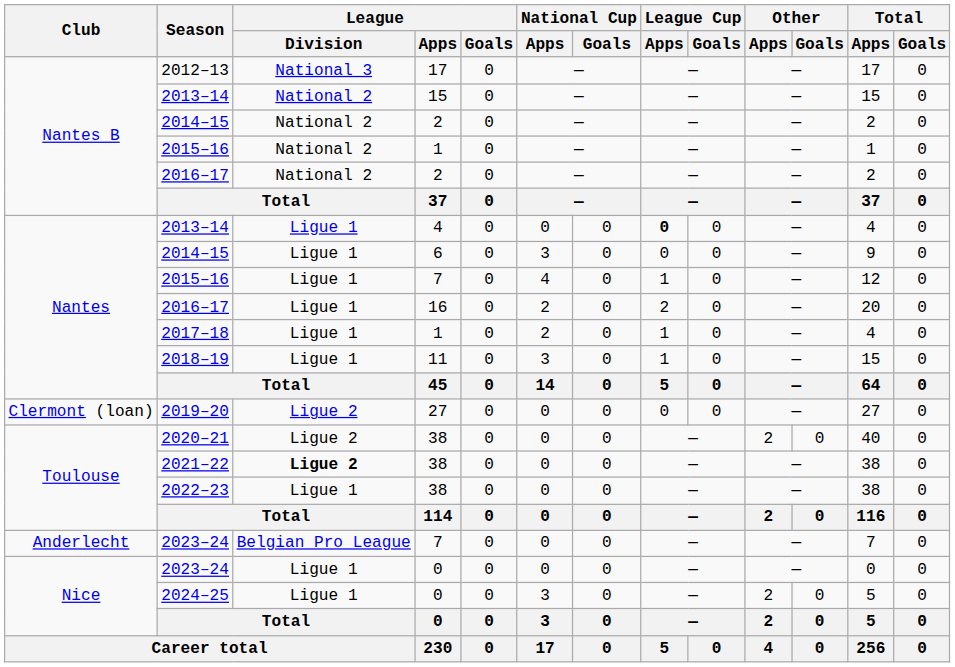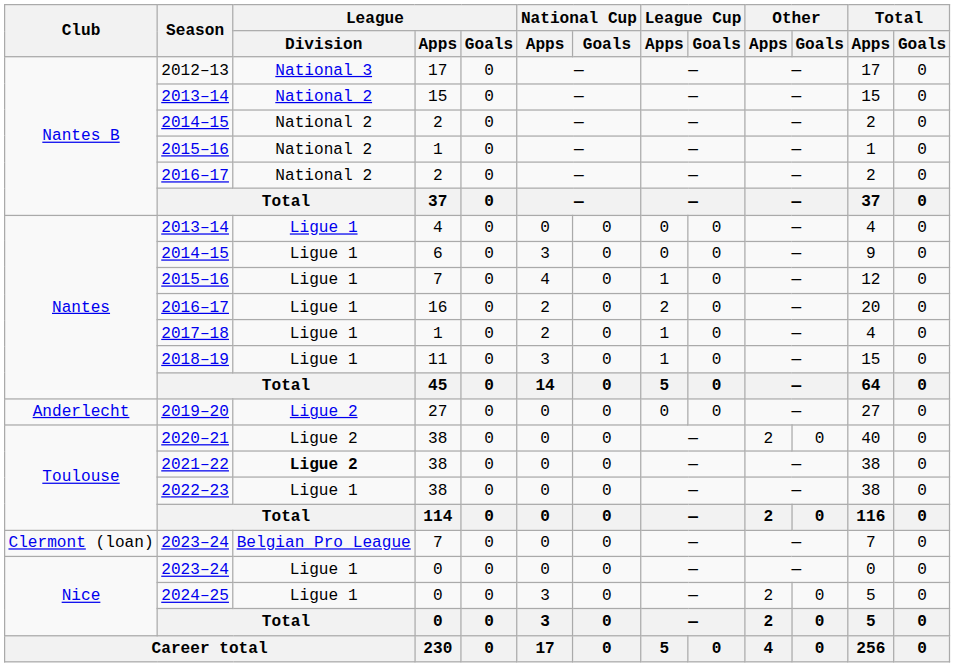(664, 228) bold -> (664, 228) normal
(81, 412) Clermont (loan) -> (81, 412) Anderlecht
(81, 543) Anderlecht -> (81, 543) Clermont (loan)
